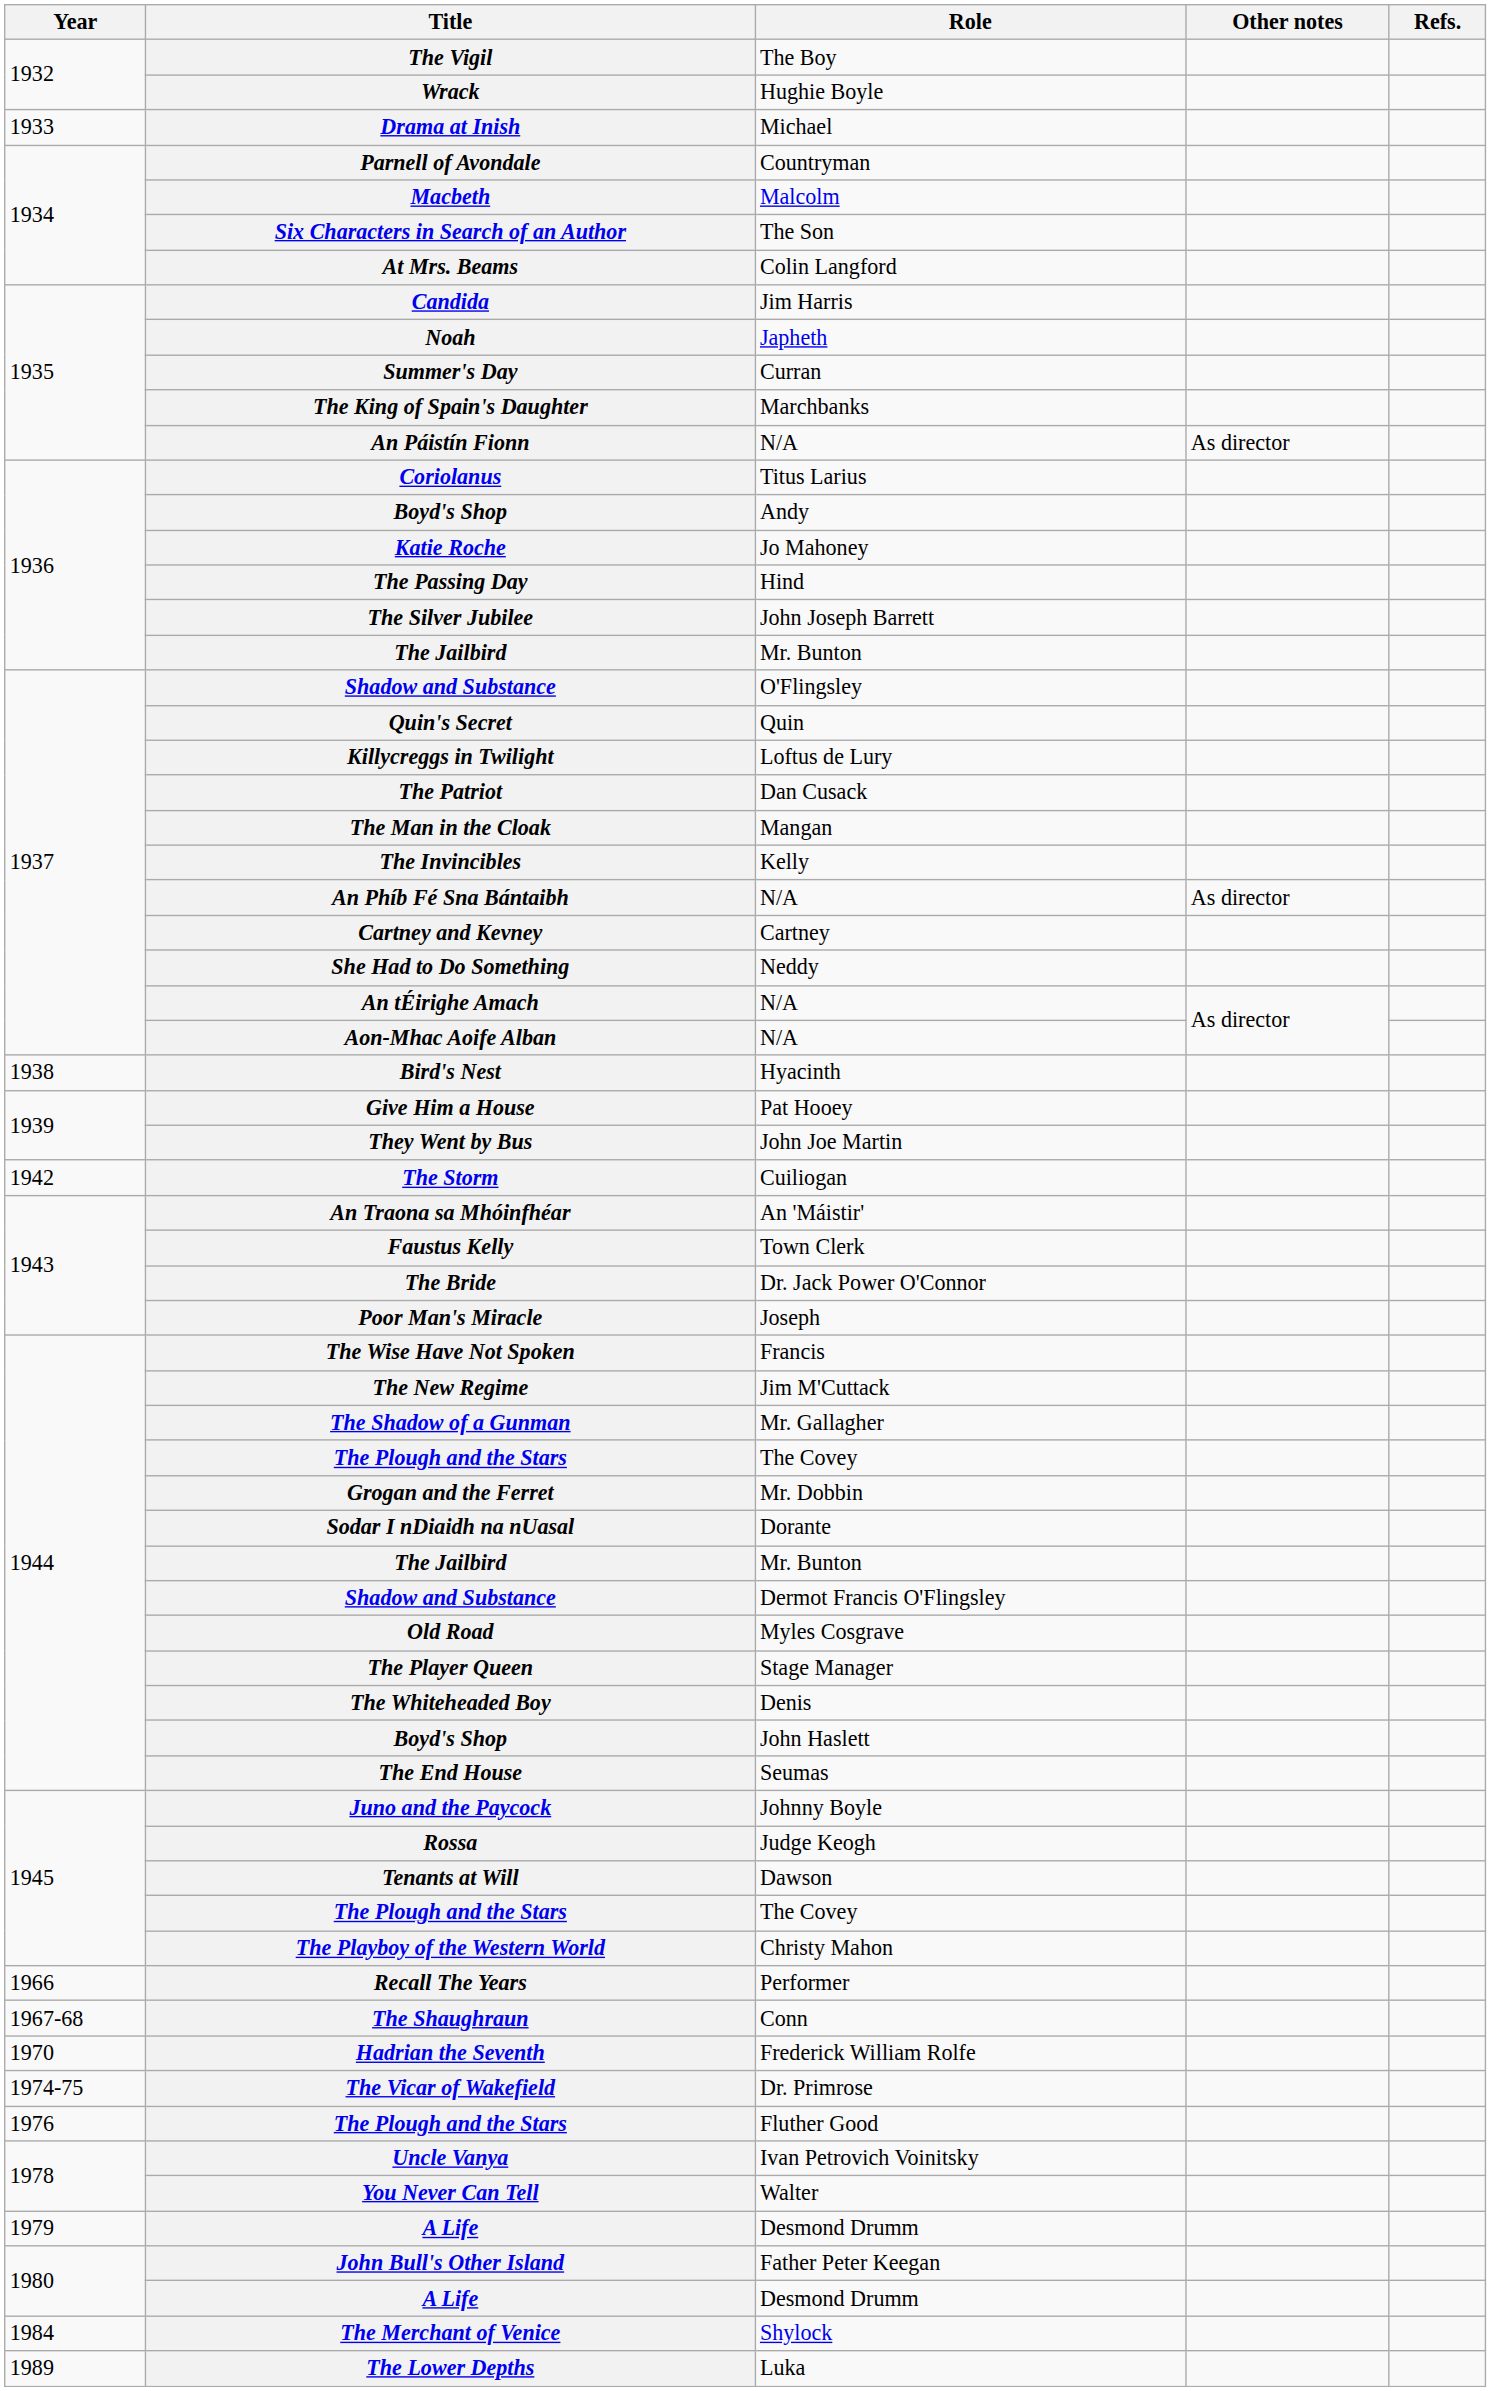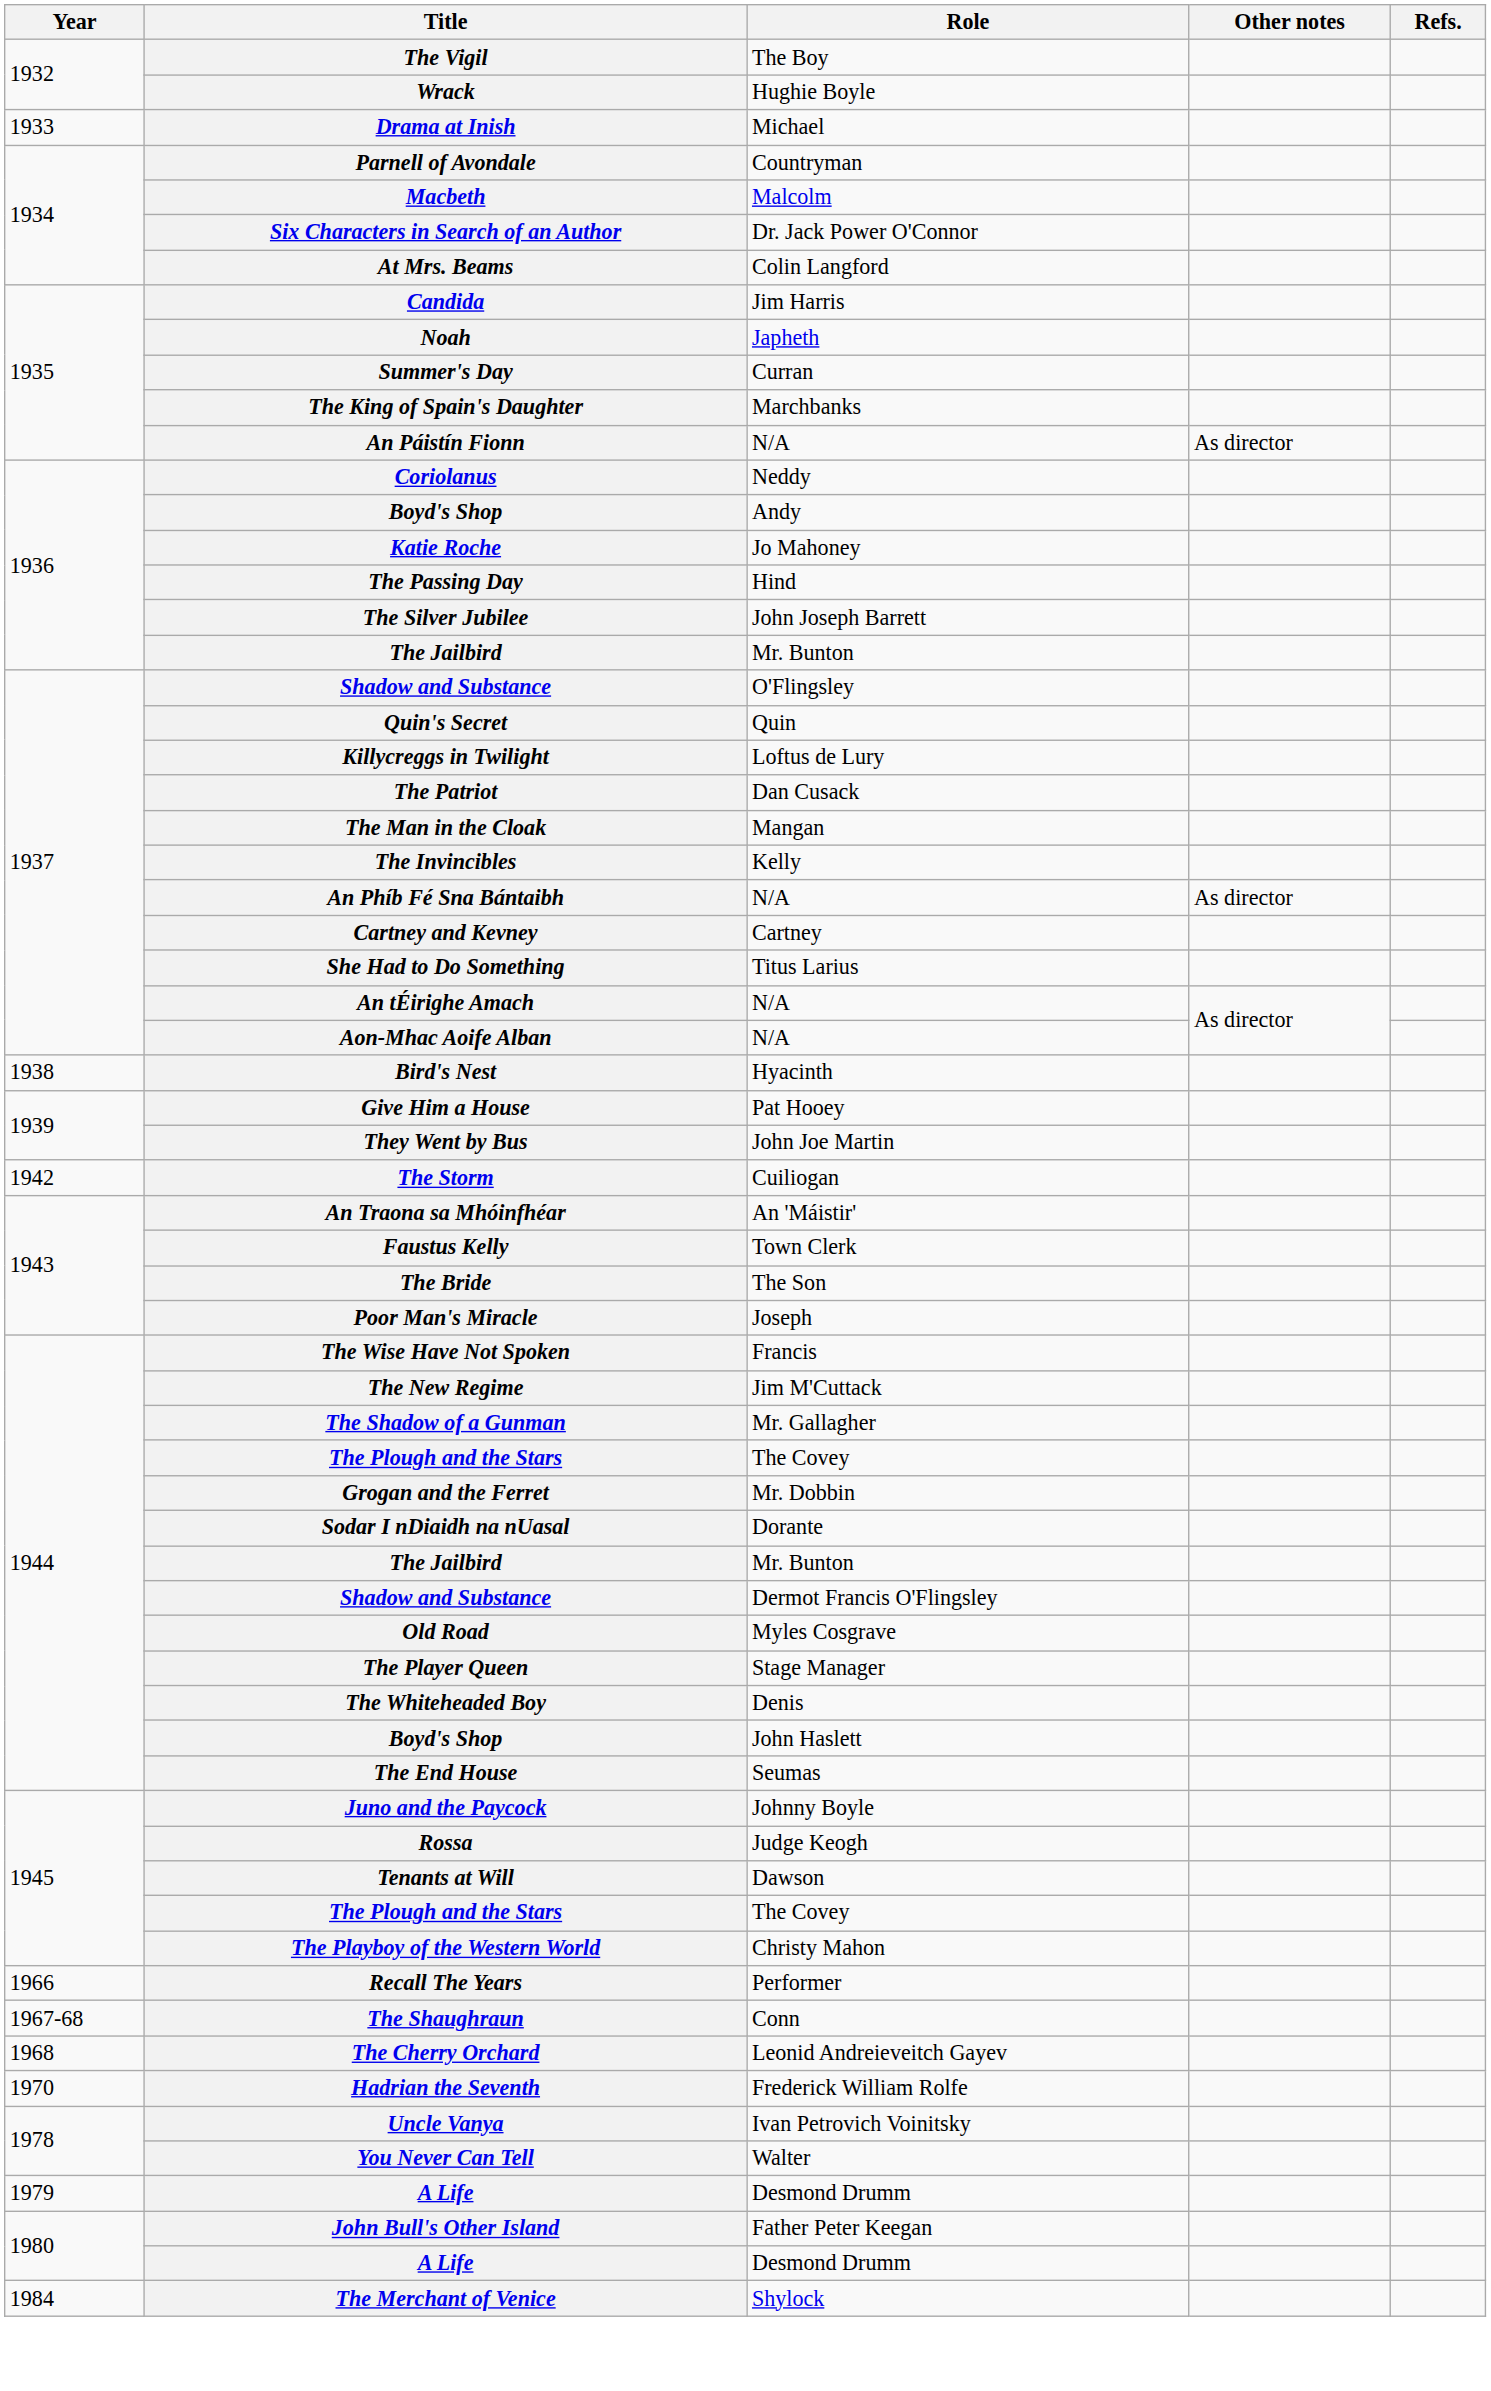(797, 232) The Son -> (865, 232) Dr. Jack Power O'Connor
(813, 477) Titus Larius -> (781, 477) Neddy
(789, 967) Neddy -> (805, 967) Titus Larius
(873, 1282) Dr. Jack Power O'Connor -> (789, 1282) The Son
+ row: (32, 2053)
- row: (47, 2088)
- row: (32, 2123)
- row: (32, 2368)
